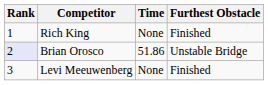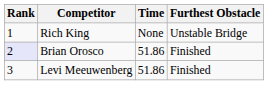(190, 32) Finished -> (209, 32) Unstable Bridge
(209, 51) Unstable Bridge -> (190, 51) Finished
(151, 70) None -> (151, 70) 51.86
